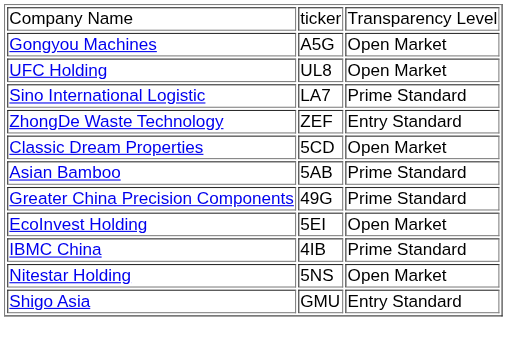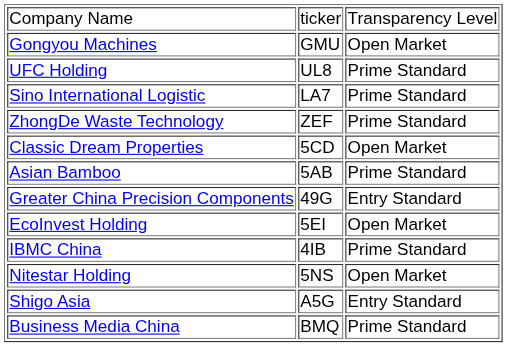(317, 44) A5G -> (320, 44) GMU
(397, 70) Open Market -> (407, 70) Prime Standard
(405, 121) Entry Standard -> (407, 121) Prime Standard
(407, 198) Prime Standard -> (405, 198) Entry Standard
(320, 301) GMU -> (317, 301) A5G
+ row: (95, 327)
